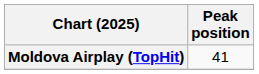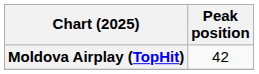(220, 57) 41 -> (220, 57) 42
